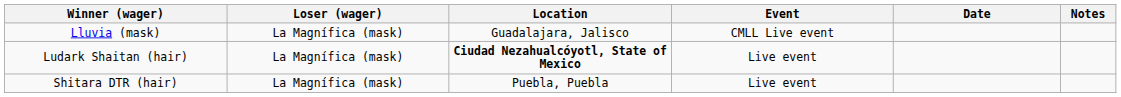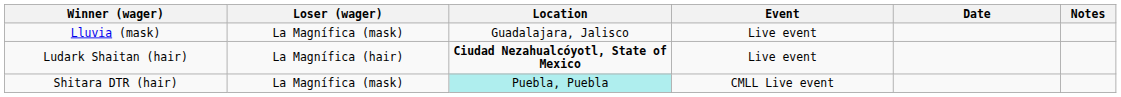(782, 32) CMLL Live event -> (782, 32) Live event
(338, 58) La Magnífica (mask) -> (338, 58) La Magnífica (hair)
(560, 83) no background -> (560, 83) paleturquoise background
(782, 83) Live event -> (782, 83) CMLL Live event
